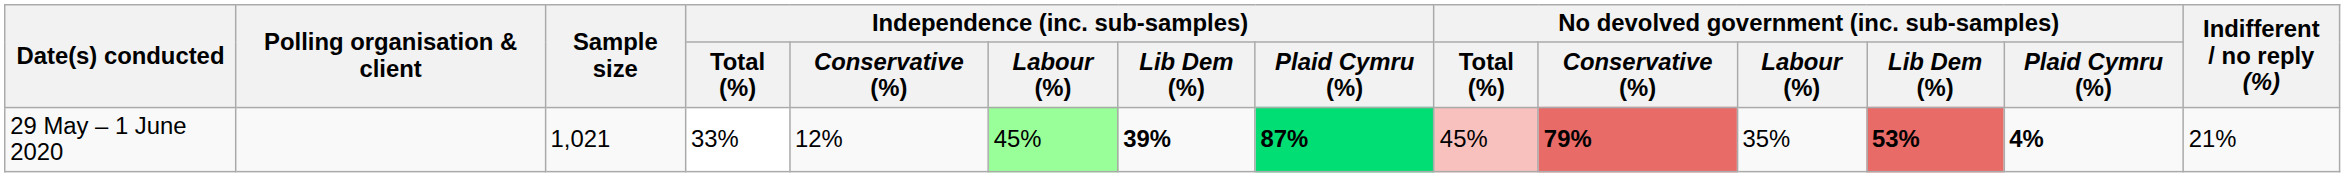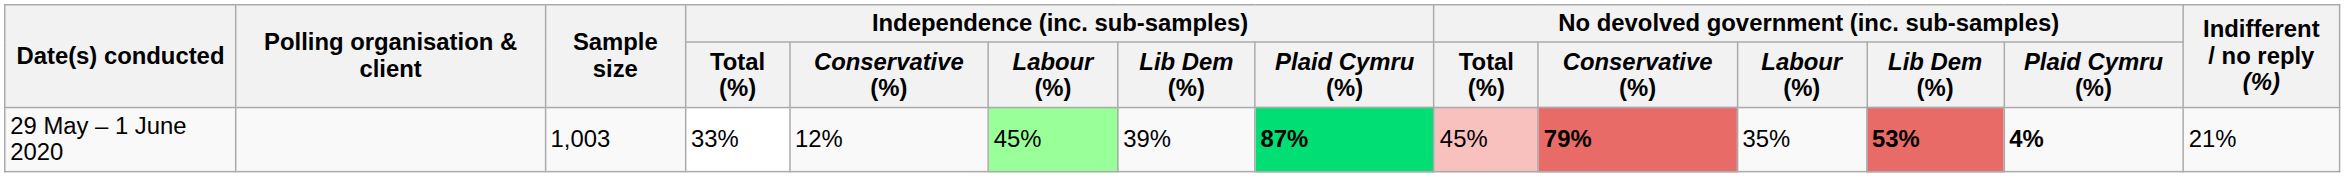(580, 139) 1,021 -> (580, 139) 1,003
(1147, 139) bold -> (1147, 139) normal
